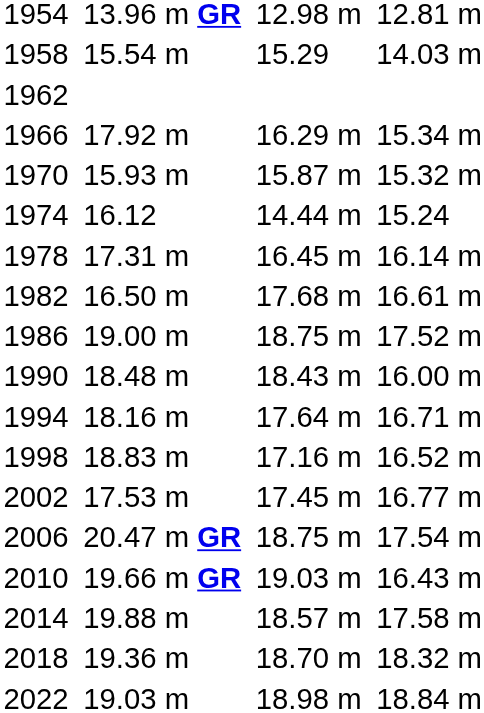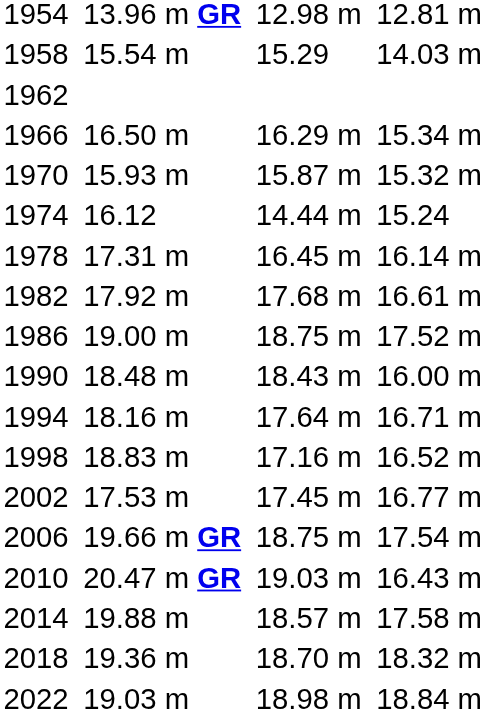(136, 135) 17.92 m -> (136, 135) 16.50 m
(136, 296) 16.50 m -> (136, 296) 17.92 m
(162, 537) 20.47 m GR -> (162, 537) 19.66 m GR
(162, 578) 19.66 m GR -> (162, 578) 20.47 m GR
